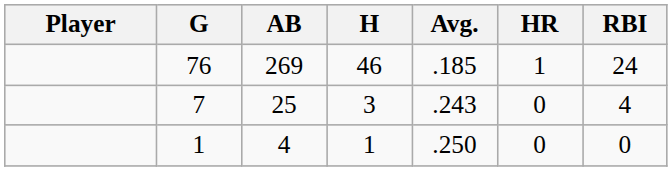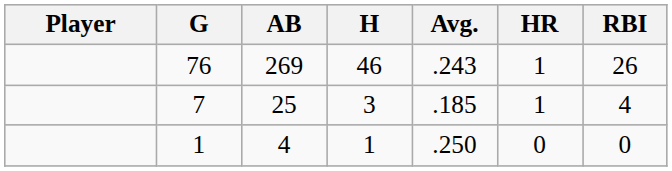(454, 64) .185 -> (454, 64) .243
(625, 64) 24 -> (625, 64) 26
(454, 104) .243 -> (454, 104) .185
(540, 104) 0 -> (540, 104) 1
